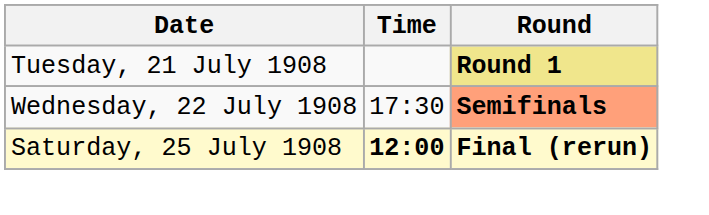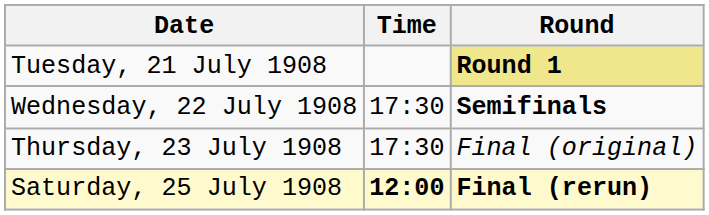(532, 107) lightsalmon background -> (532, 107) no background
+ row: (177, 148)
